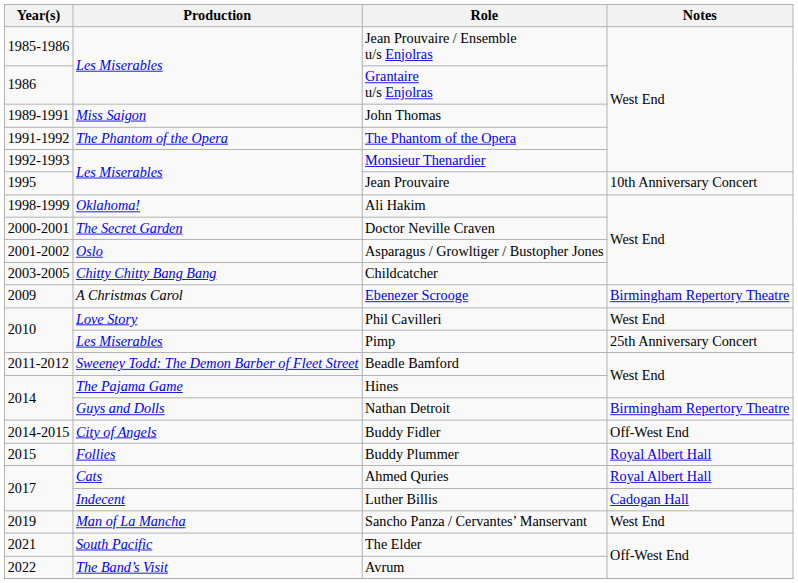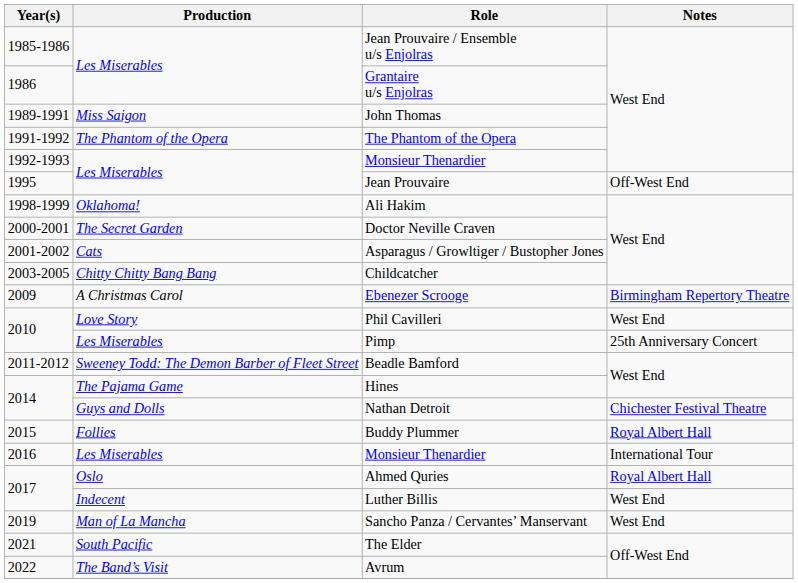(684, 183) 10th Anniversary Concert -> (650, 183) Off-West End
(89, 251) Oslo -> (89, 251) Cats
(700, 409) Birmingham Repertory Theatre -> (688, 409) Chichester Festival Theatre
- row: (39, 431)
+ row: (22, 454)
(89, 476) Cats -> (89, 476) Oslo
(649, 499) Cadogan Hall -> (637, 499) West End
